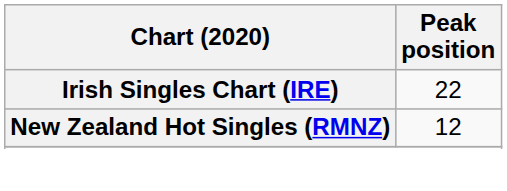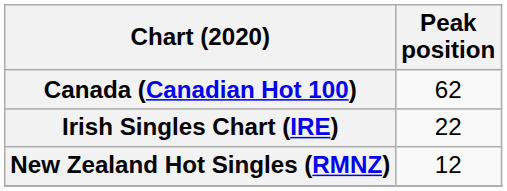+ row: (200, 89)
